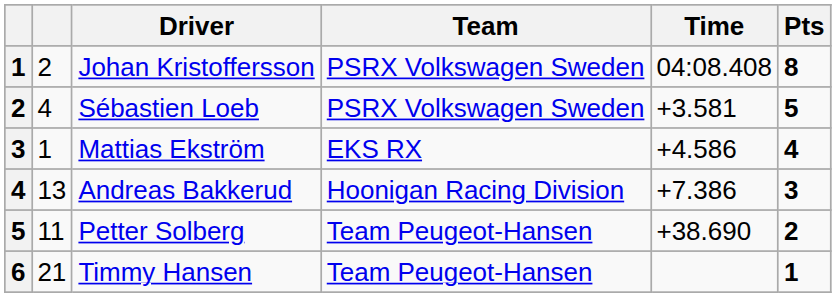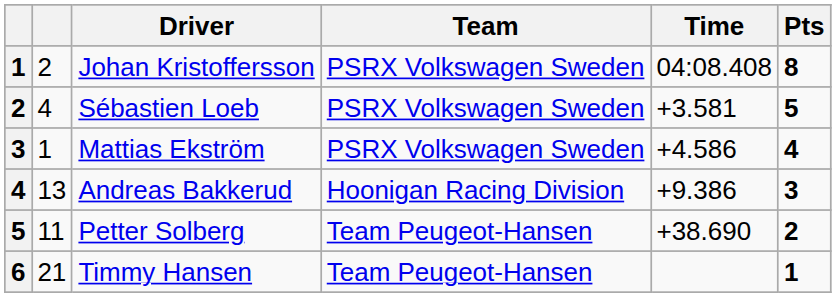(374, 149) EKS RX -> (486, 149) PSRX Volkswagen Sweden
(697, 190) +7.386 -> (697, 190) +9.386
